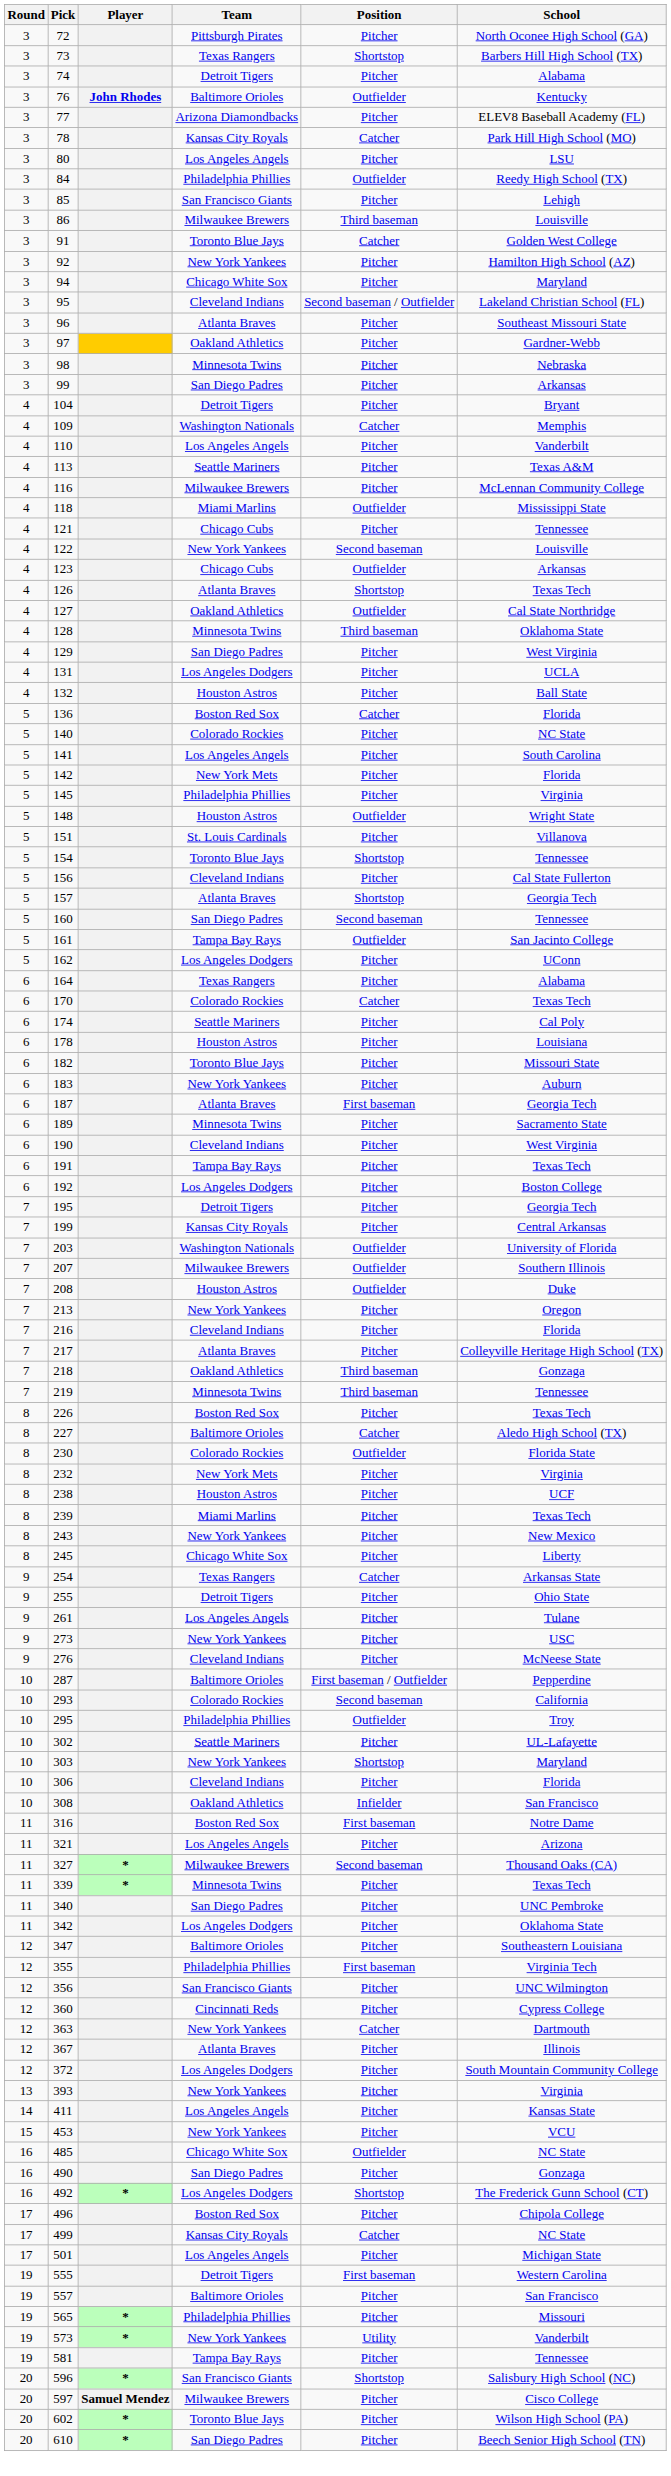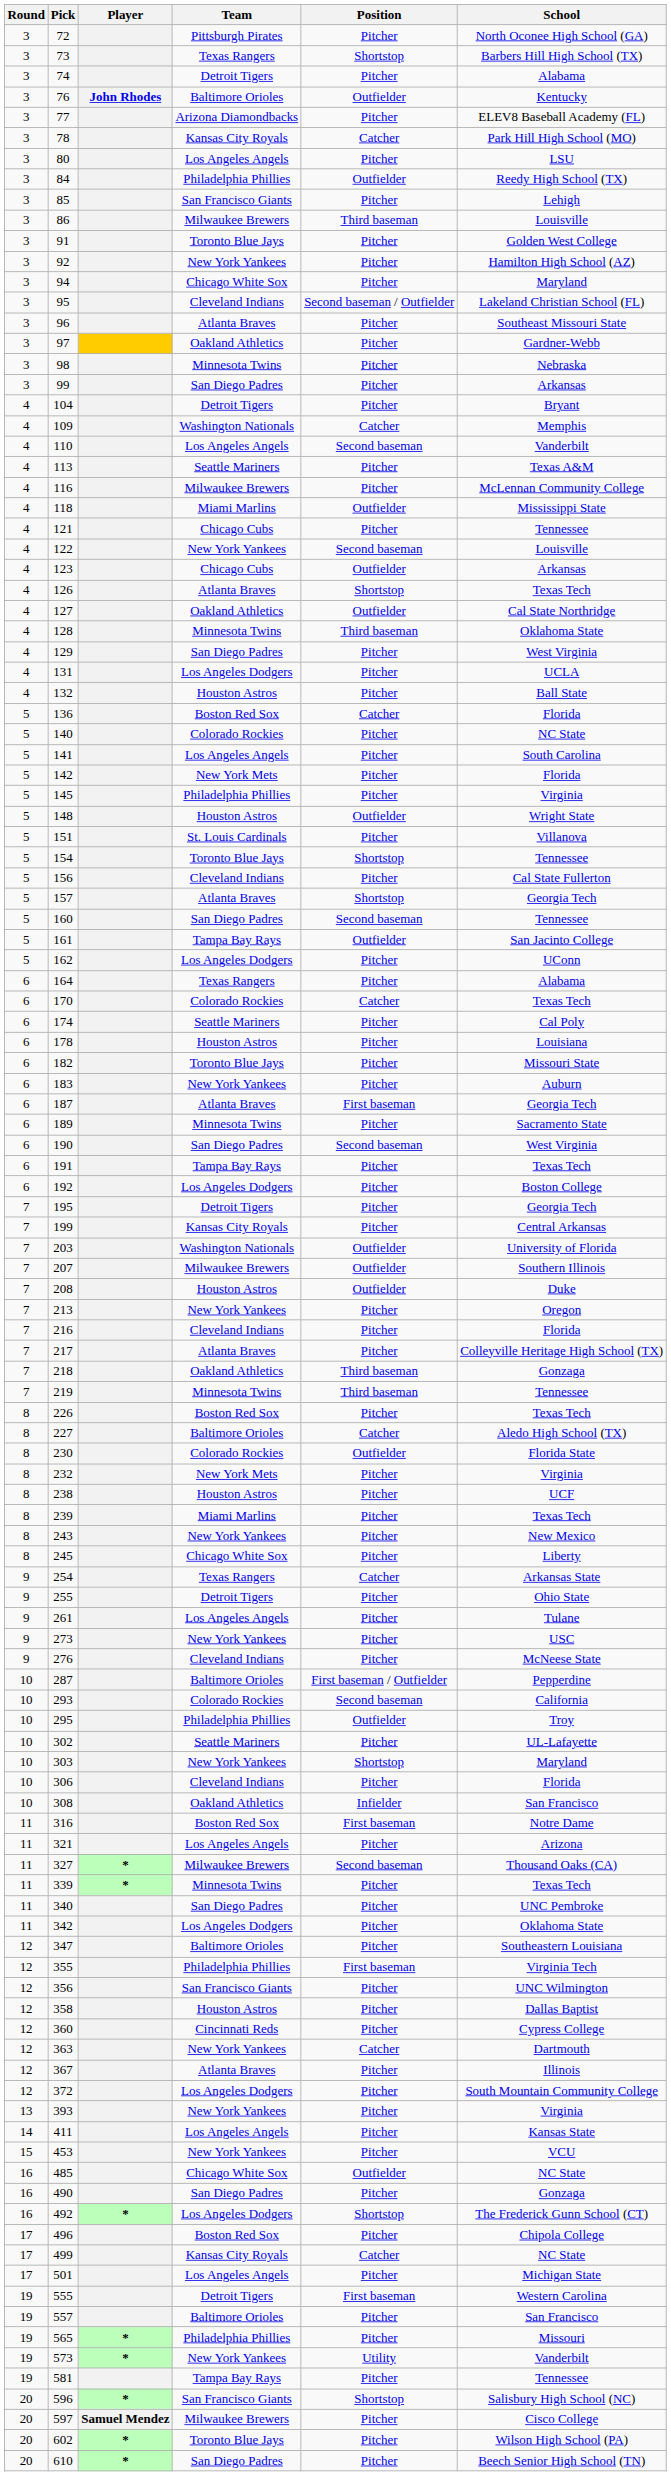(379, 240) Catcher -> (379, 240) Pitcher
(379, 446) Pitcher -> (379, 446) Second baseman
(237, 1145) Cleveland Indians -> (237, 1145) San Diego Padres
(379, 1145) Pitcher -> (379, 1145) Second baseman
+ row: (63, 2008)
